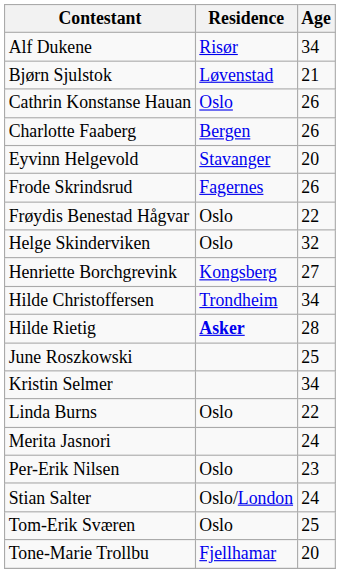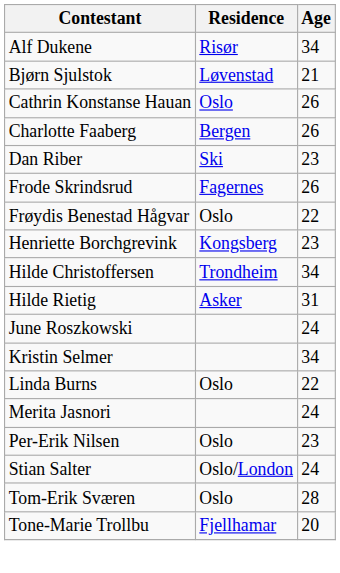+ row: (45, 159)
- row: (74, 159)
- row: (79, 243)
(310, 272) 27 -> (310, 243) 23
(222, 328) bold -> (221, 300) normal
(310, 328) 28 -> (310, 300) 31
(310, 356) 25 -> (310, 328) 24
(310, 525) 25 -> (310, 497) 28
